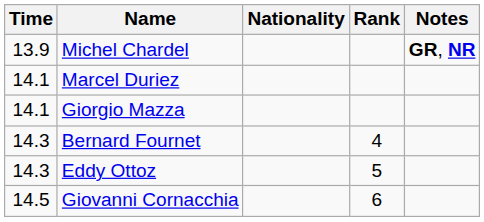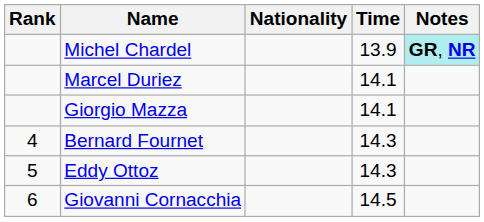columns swapped: (377, 19) <-> (31, 19)
(442, 49) no background -> (442, 49) paleturquoise background
